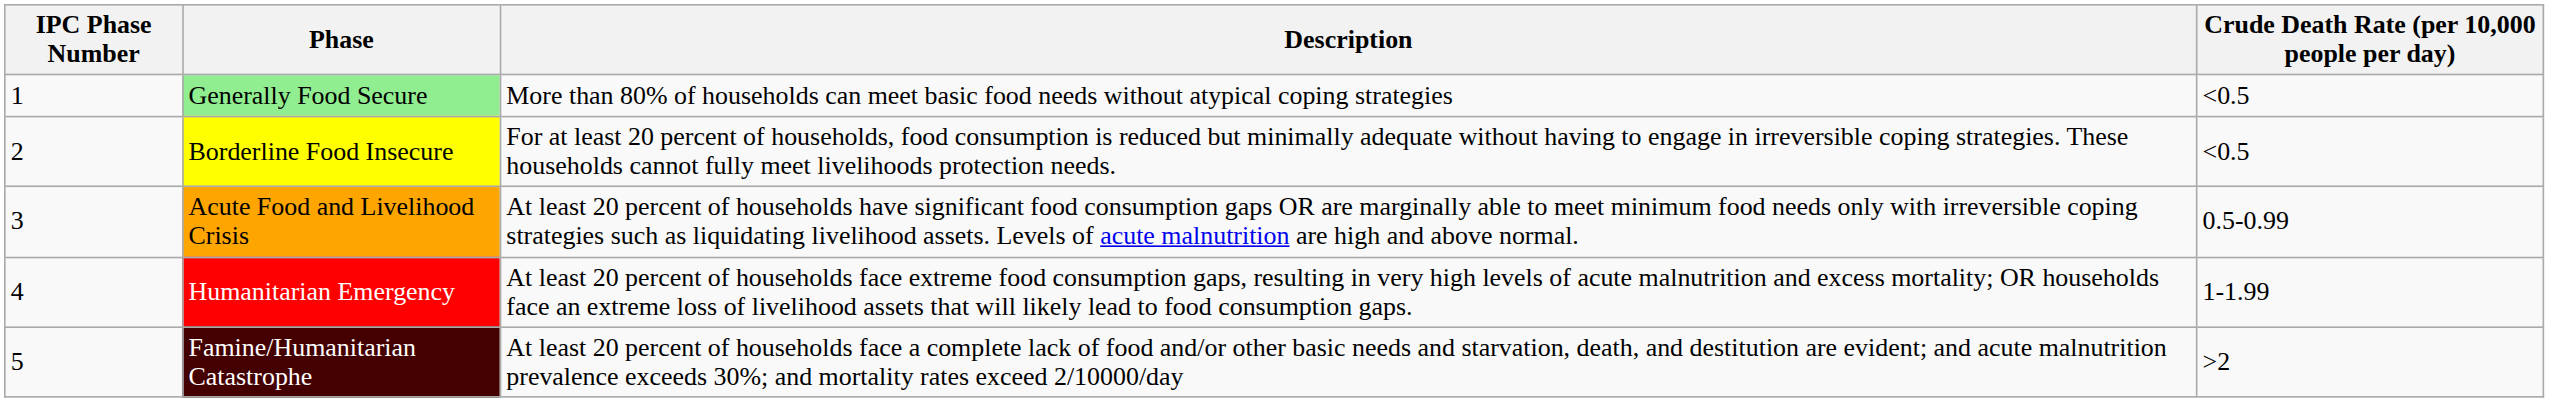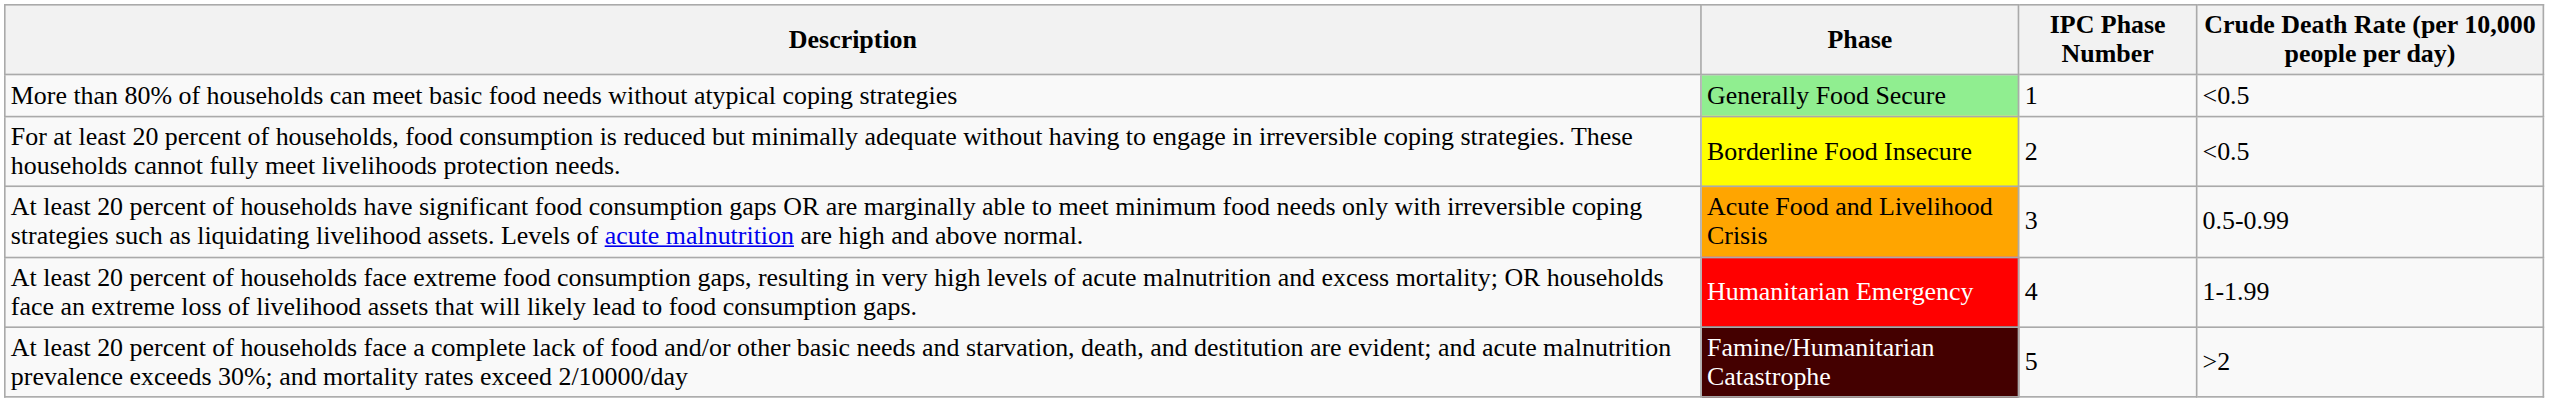columns swapped: (94, 39) <-> (1348, 39)
